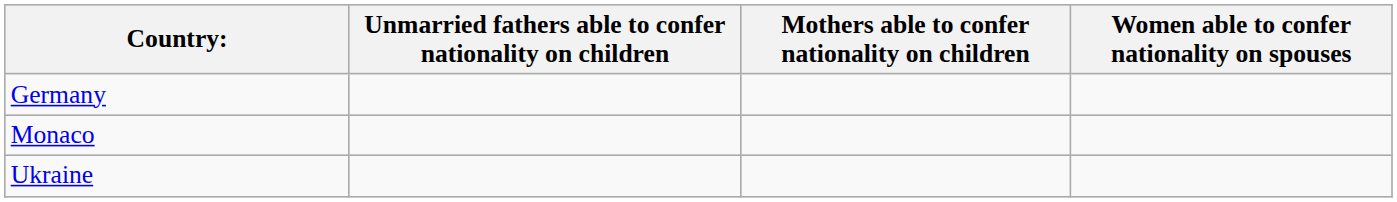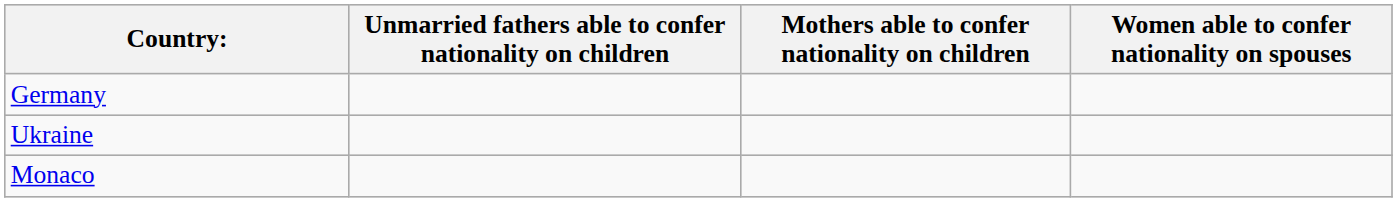rows swapped: (53, 134) <-> (52, 175)
